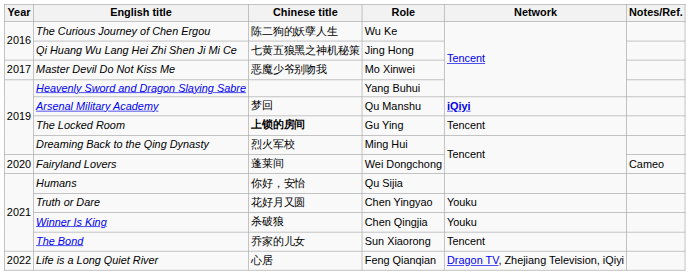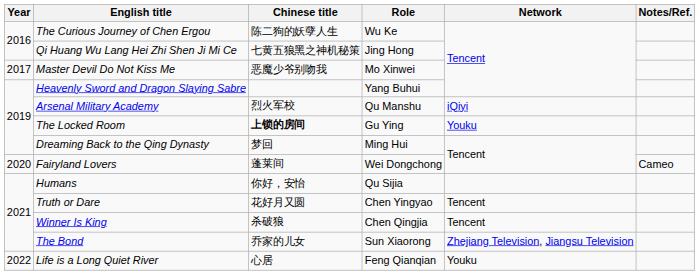(262, 106) 梦回 -> (273, 106) 烈火军校
(459, 106) bold -> (458, 106) normal
(466, 125) Tencent -> (462, 125) Youku
(273, 144) 烈火军校 -> (262, 144) 梦回
(462, 203) Youku -> (466, 203) Tencent
(462, 222) Youku -> (466, 222) Tencent
(466, 241) Tencent -> (540, 241) Zhejiang Television, Jiangsu Television
(535, 260) Dragon TV, Zhejiang Television, iQiyi -> (462, 260) Youku
